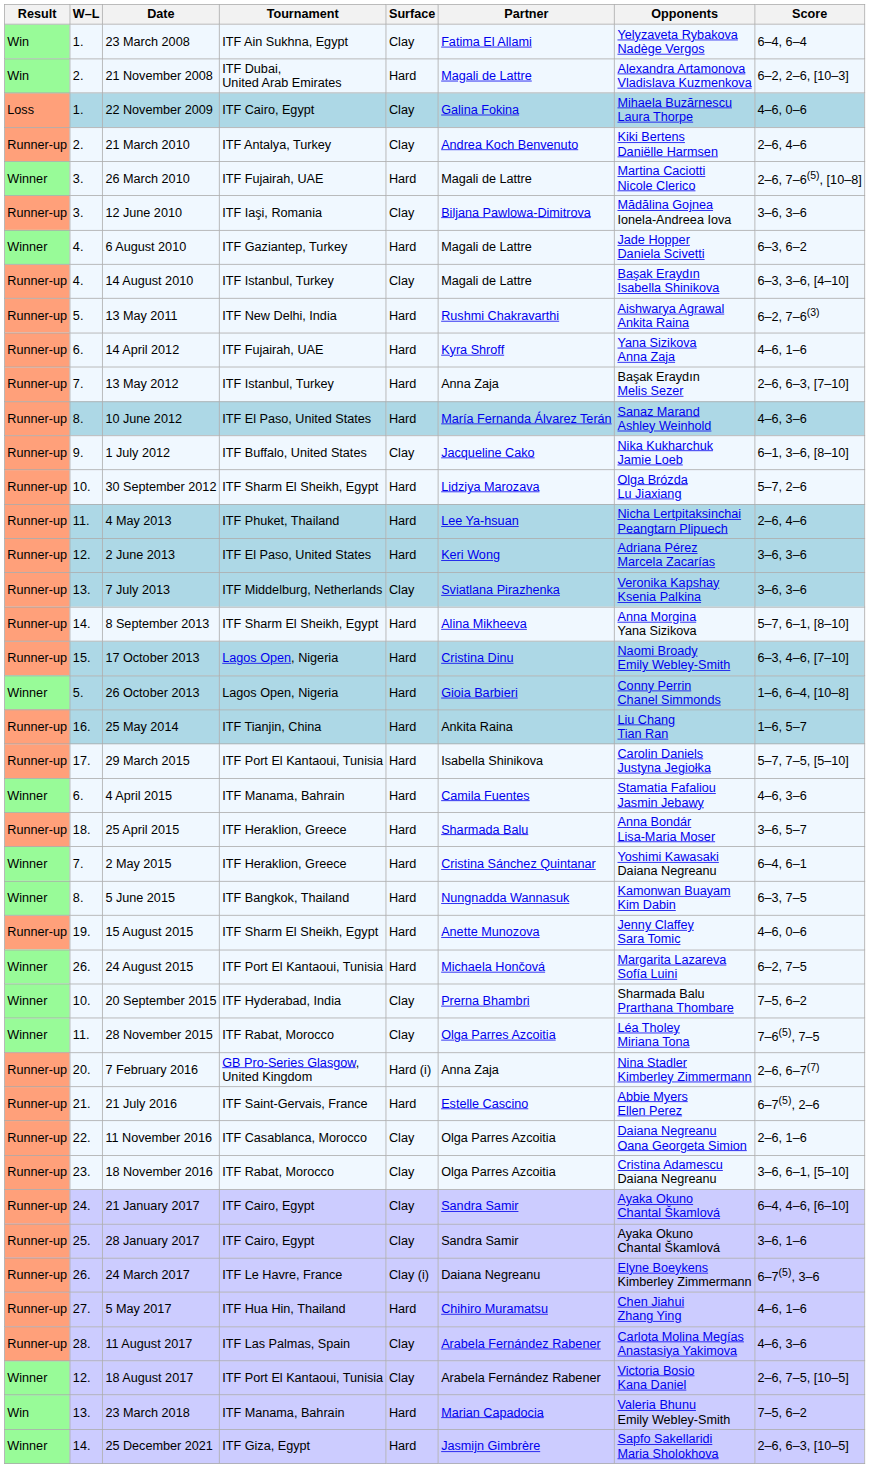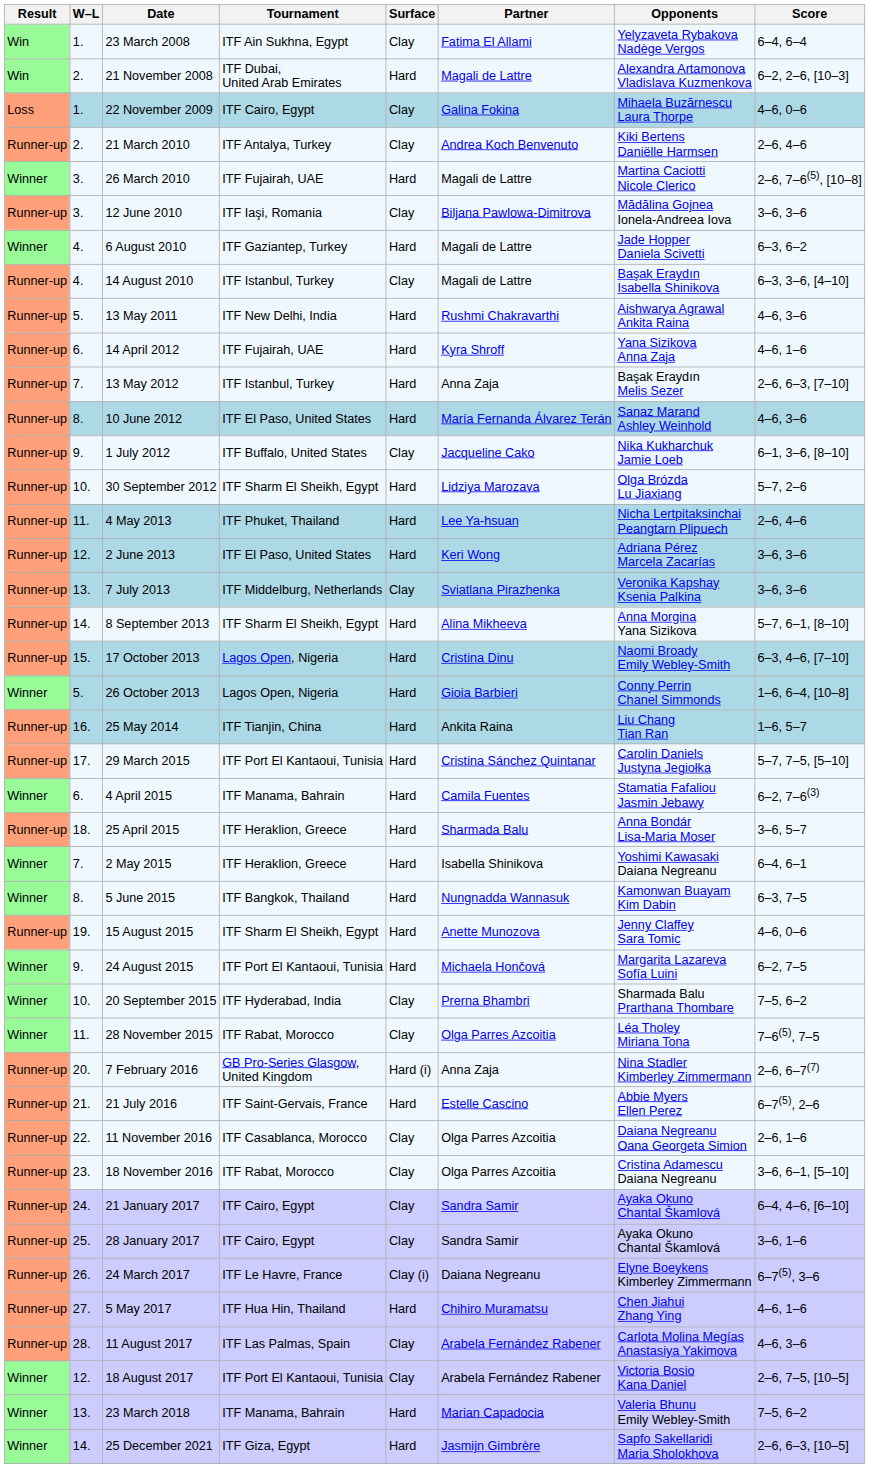(789, 315) 6–2, 7–6(3) -> (782, 315) 4–6, 3–6
(492, 761) Isabella Shinikova -> (518, 761) Cristina Sánchez Quintanar
(782, 795) 4–6, 3–6 -> (789, 795) 6–2, 7–6(3)
(518, 864) Cristina Sánchez Quintanar -> (492, 864) Isabella Shinikova
(82, 966) 26. -> (78, 966) 9.
(18, 1412) Win -> (27, 1412) Winner
